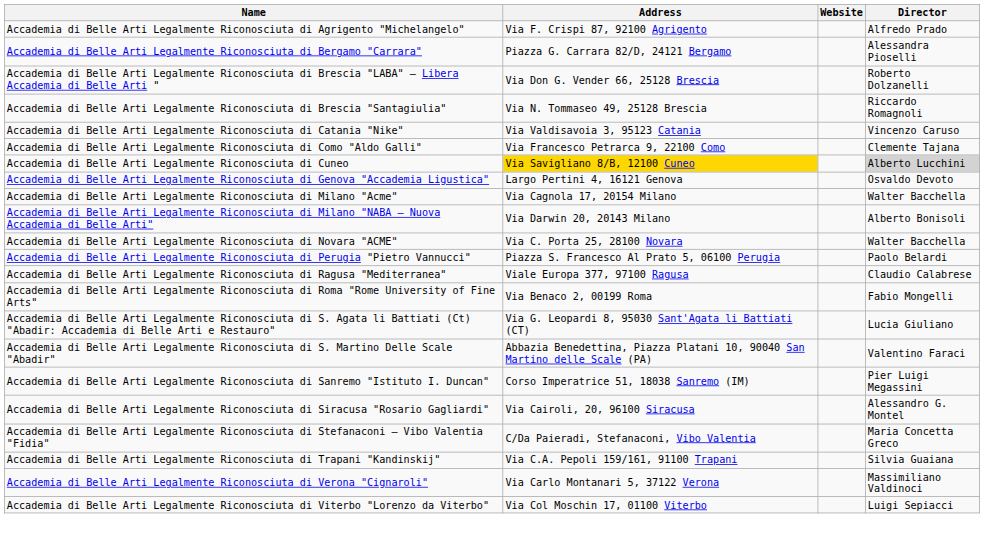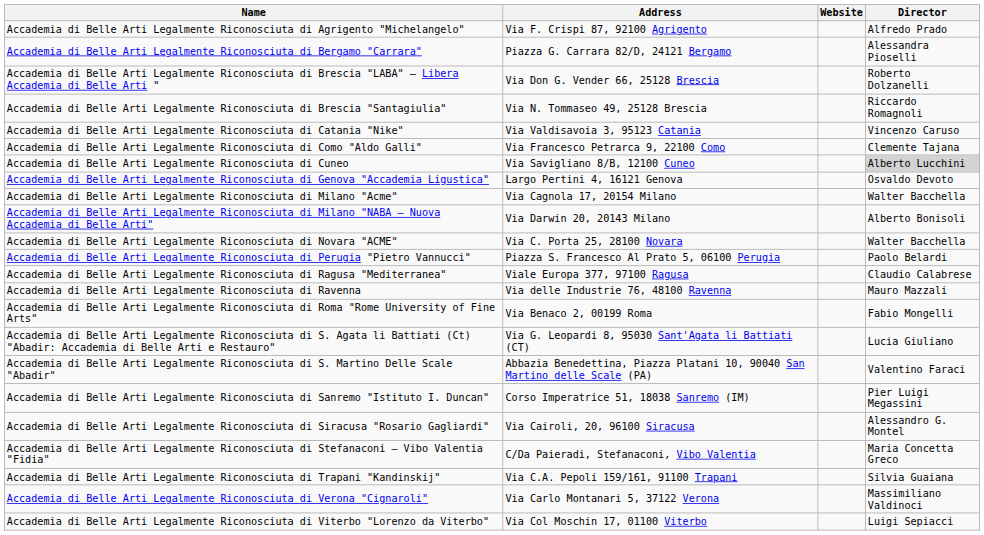(600, 163) gold background -> (600, 163) no background
+ row: (184, 291)
